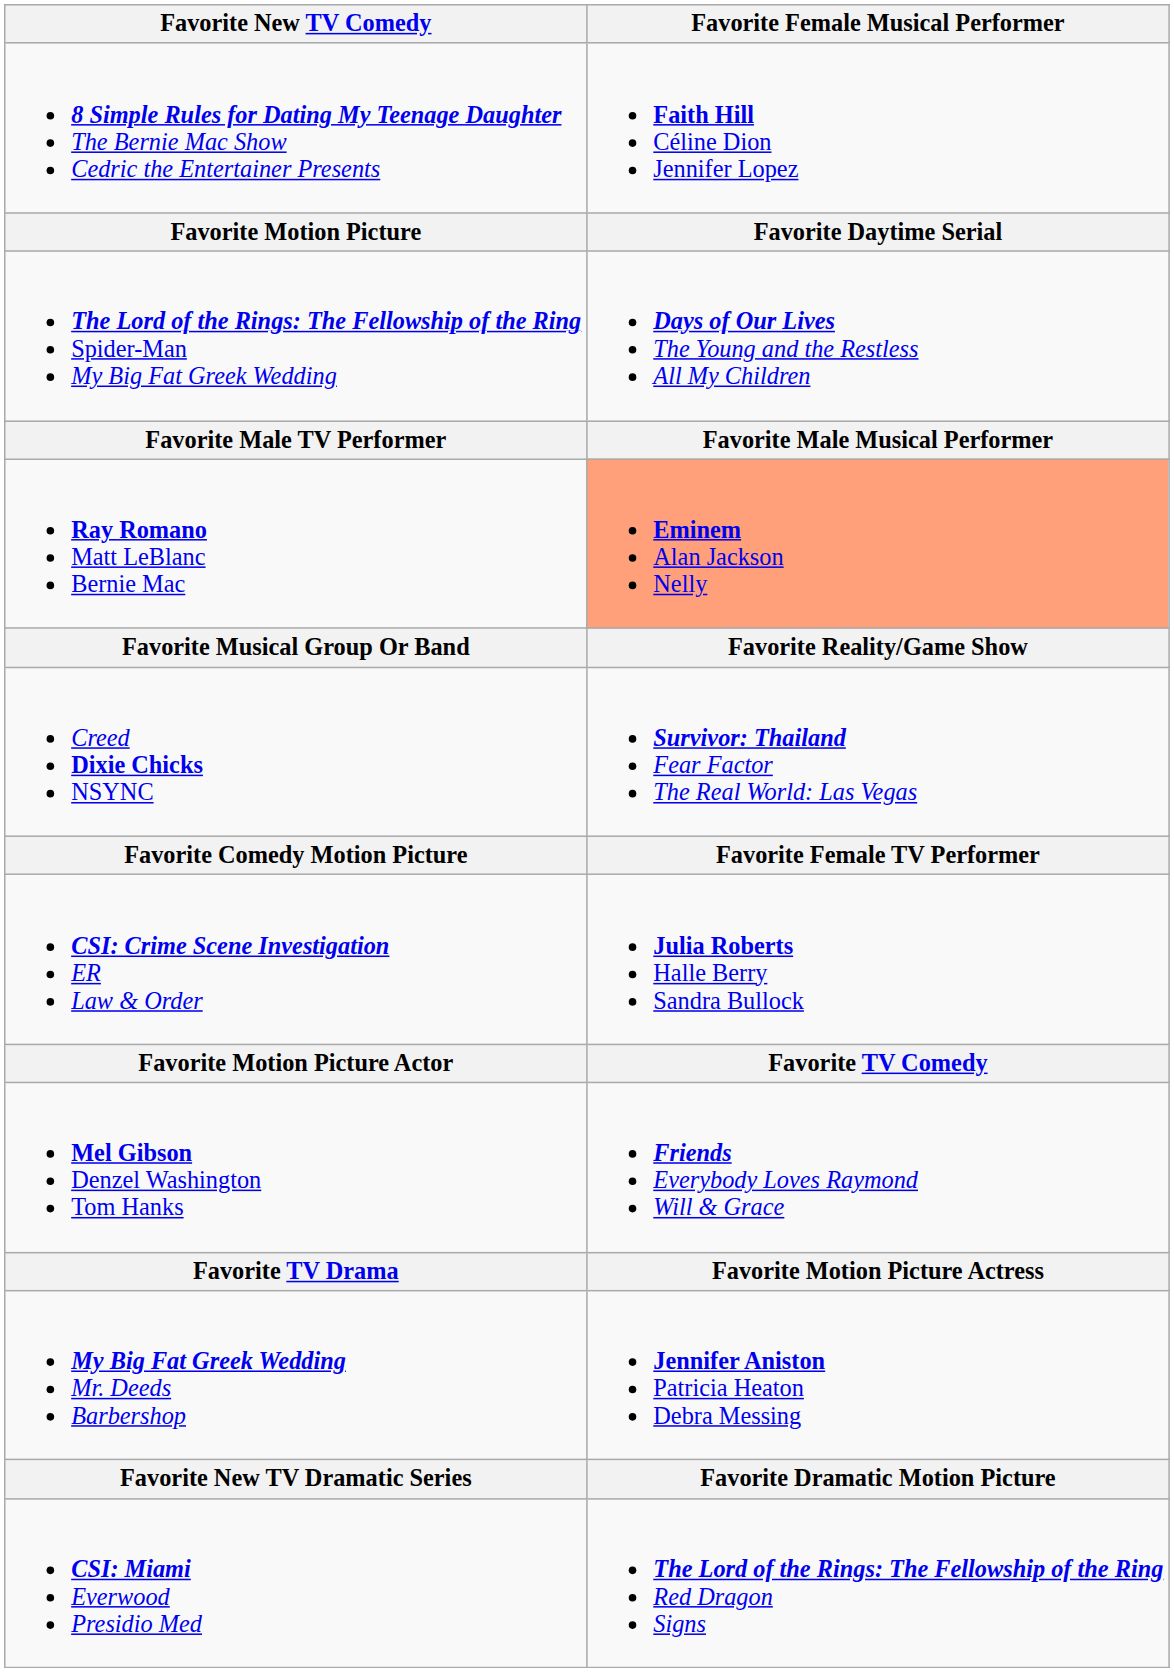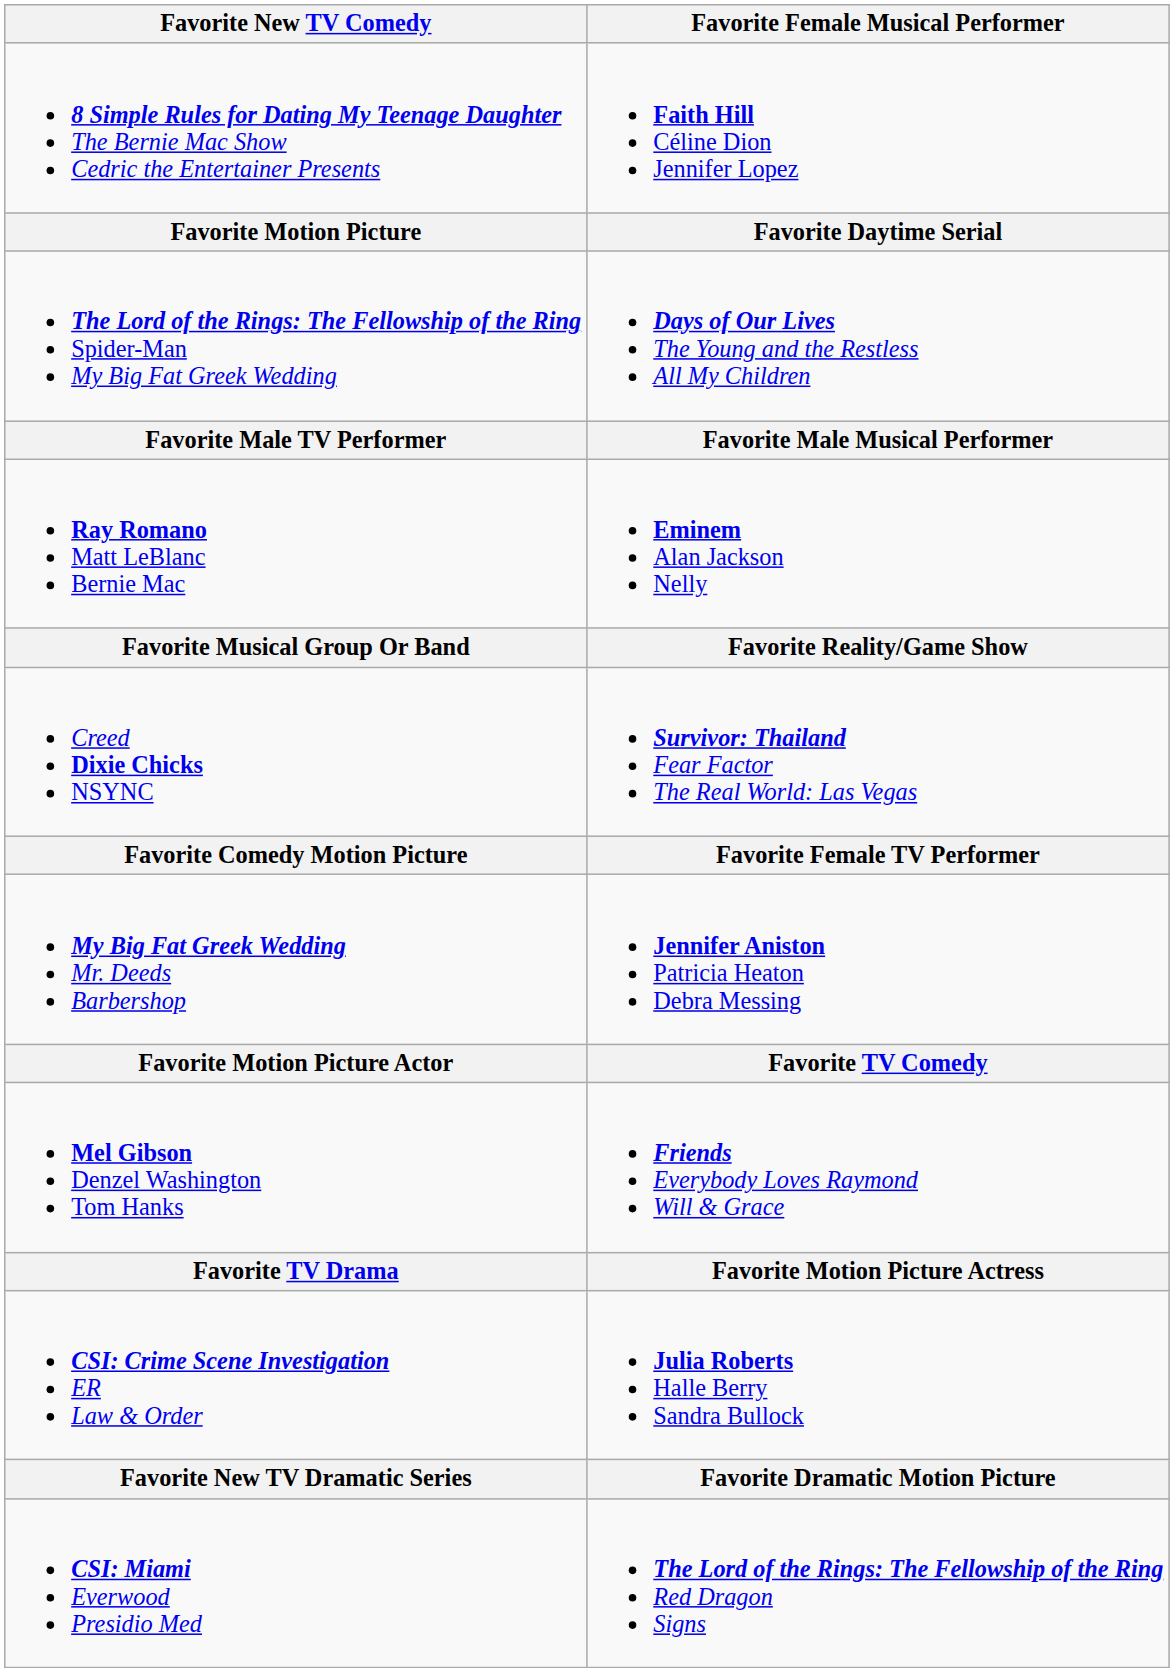(878, 557) lightsalmon background -> (878, 557) no background
rows swapped: (296, 1389) <-> (296, 973)
